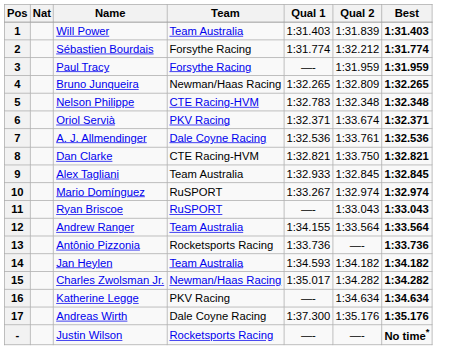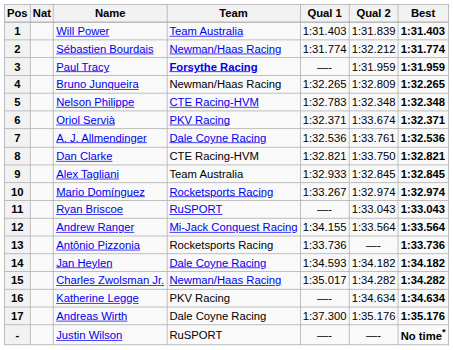(210, 49) Forsythe Racing -> (225, 49) Newman/Haas Racing
(210, 67) normal -> (213, 67) bold
(196, 192) RuSPORT -> (221, 192) Rocketsports Racing
(206, 227) Team Australia -> (233, 227) Mi-Jack Conquest Racing
(206, 263) Team Australia -> (218, 263) Dale Coyne Racing
(221, 335) Rocketsports Racing -> (196, 335) RuSPORT
